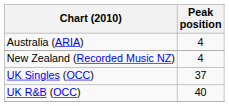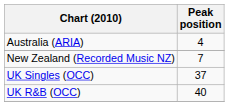(201, 59) 4 -> (201, 59) 7
